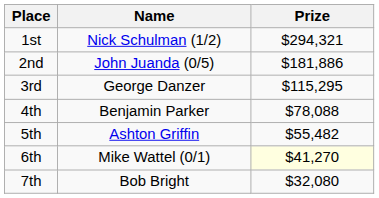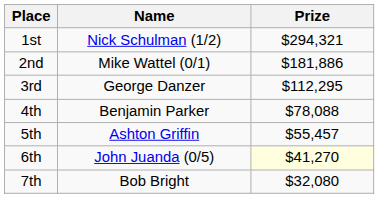(154, 63) John Juanda (0/5) -> (154, 63) Mike Wattel (0/1)
(312, 87) $115,295 -> (312, 87) $112,295
(312, 134) $55,482 -> (312, 134) $55,457
(154, 157) Mike Wattel (0/1) -> (154, 157) John Juanda (0/5)
